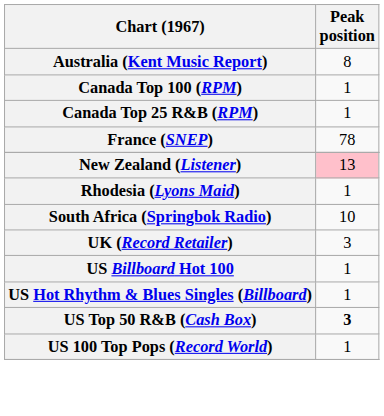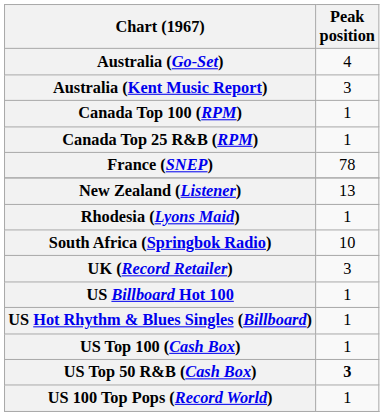+ row: (160, 61)
(347, 61) 8 -> (347, 87) 3
(347, 165) pink background -> (347, 191) no background
+ row: (160, 346)
